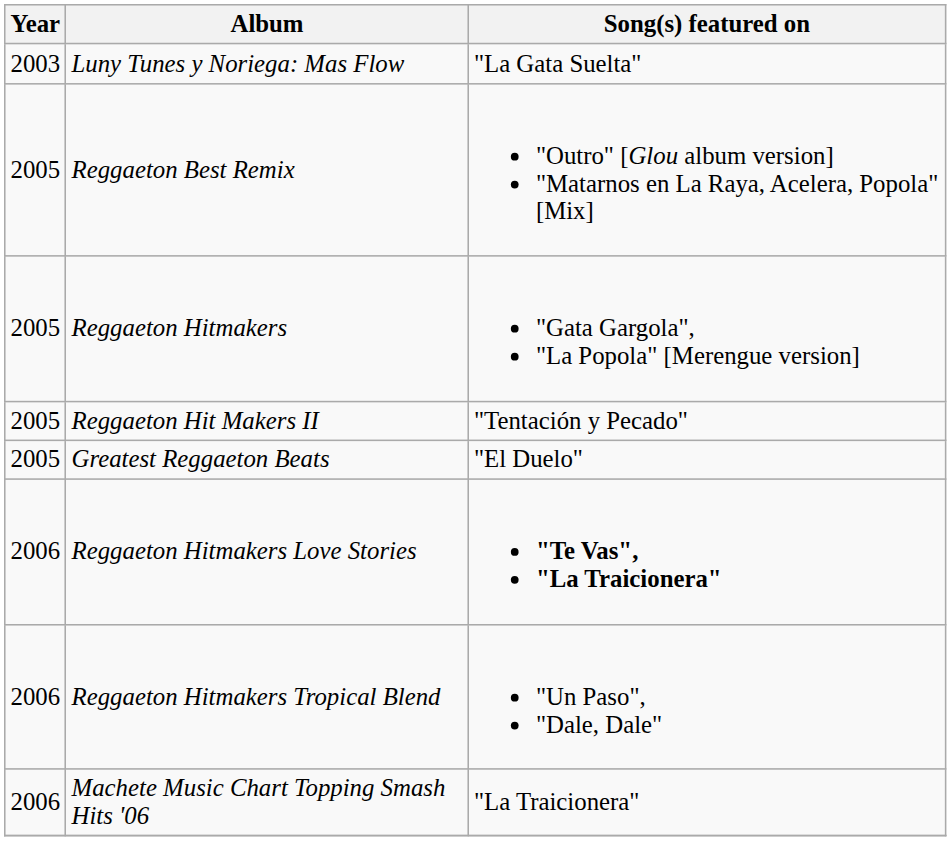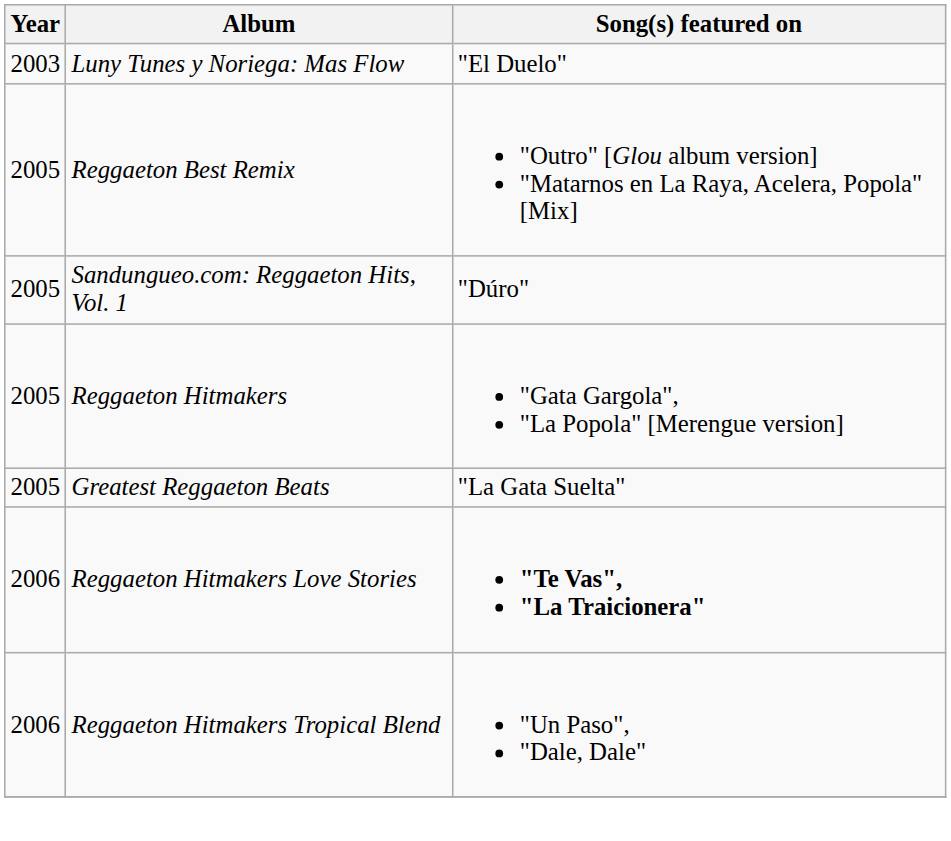(558, 63) "La Gata Suelta" -> (512, 63) "El Duelo"
+ row: (244, 289)
- row: (195, 420)
(528, 459) "El Duelo" -> (542, 487) "La Gata Suelta"
- row: (258, 802)
